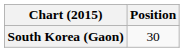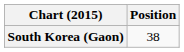(153, 36) 30 -> (153, 36) 38
